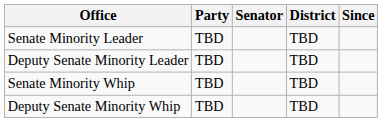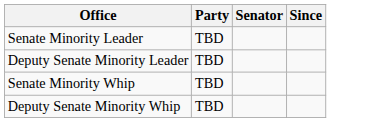- column: (313, 15)
